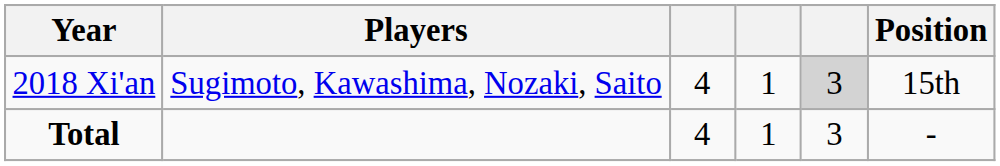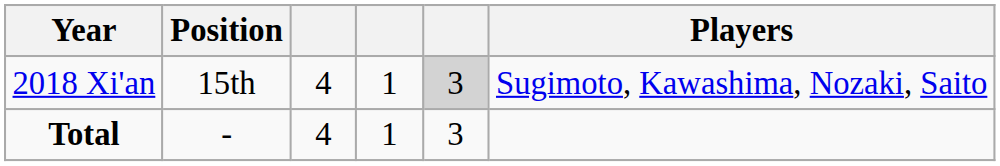columns swapped: (931, 30) <-> (416, 30)
